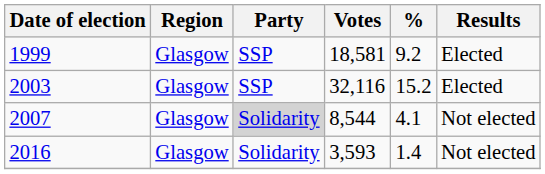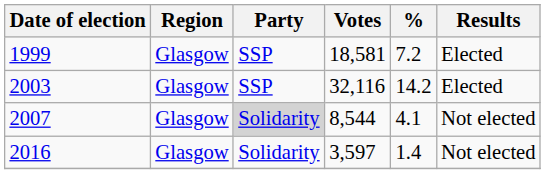(408, 53) 9.2 -> (408, 53) 7.2
(413, 86) 15.2 -> (413, 86) 14.2
(352, 151) 3,593 -> (352, 151) 3,597
